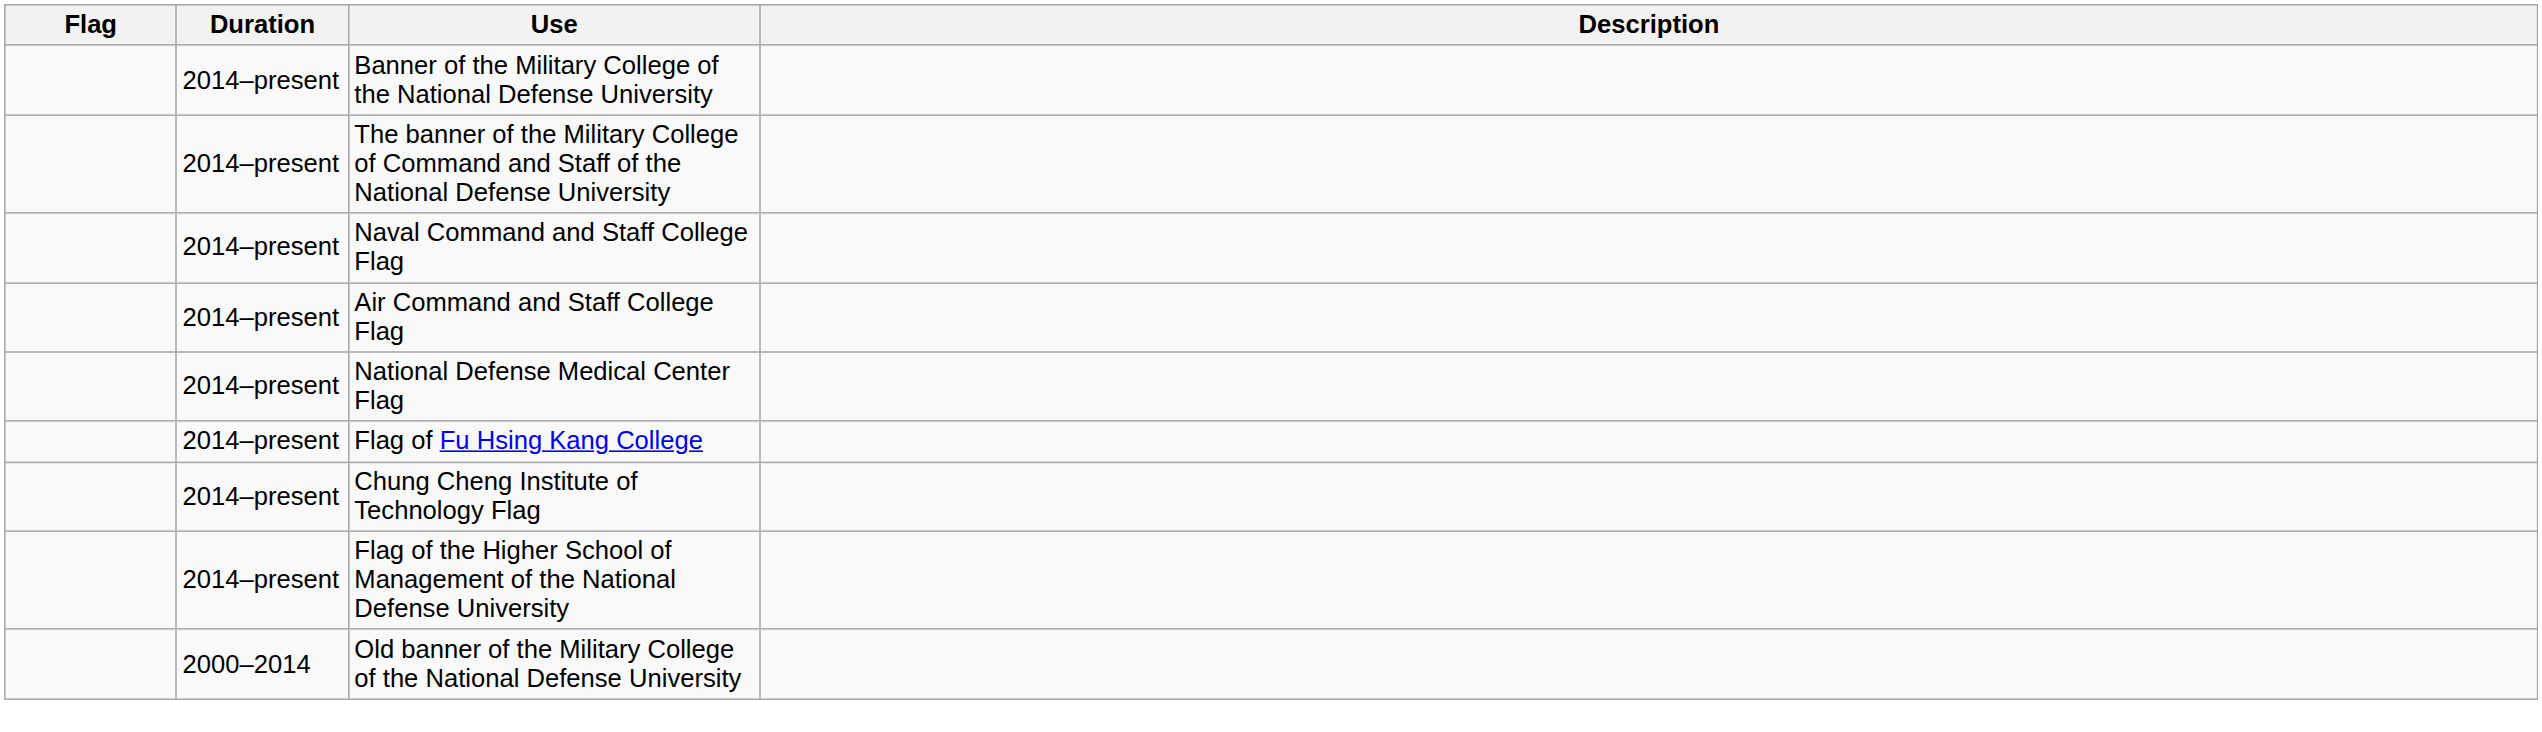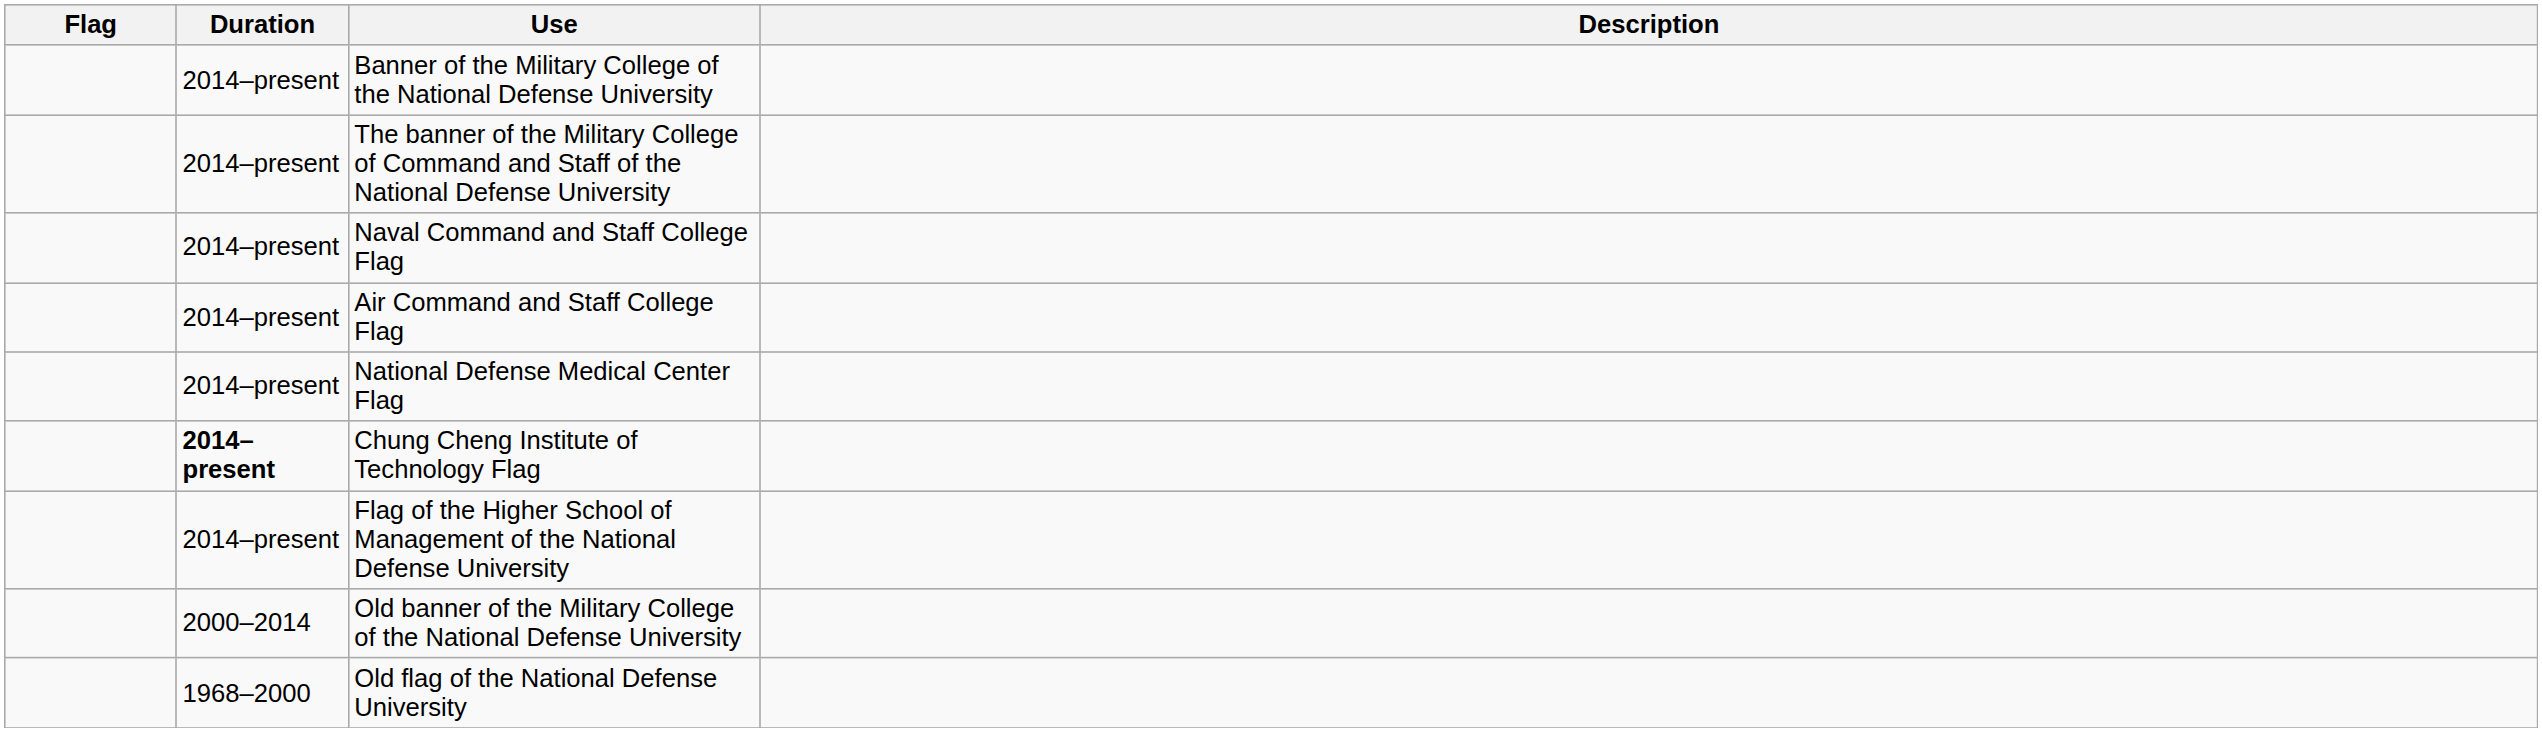- row: (529, 441)
(261, 496) normal -> (229, 455) bold
+ row: (536, 692)
